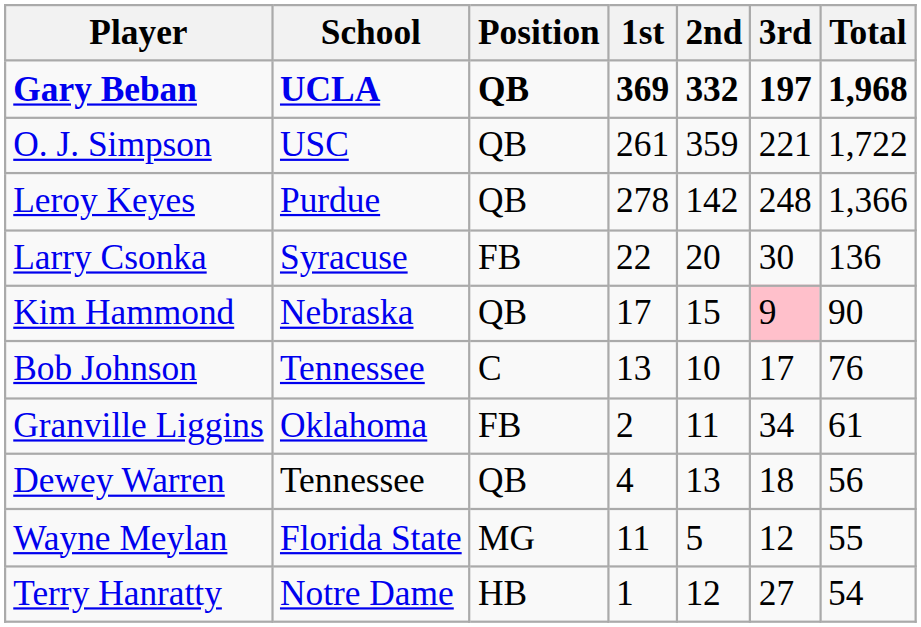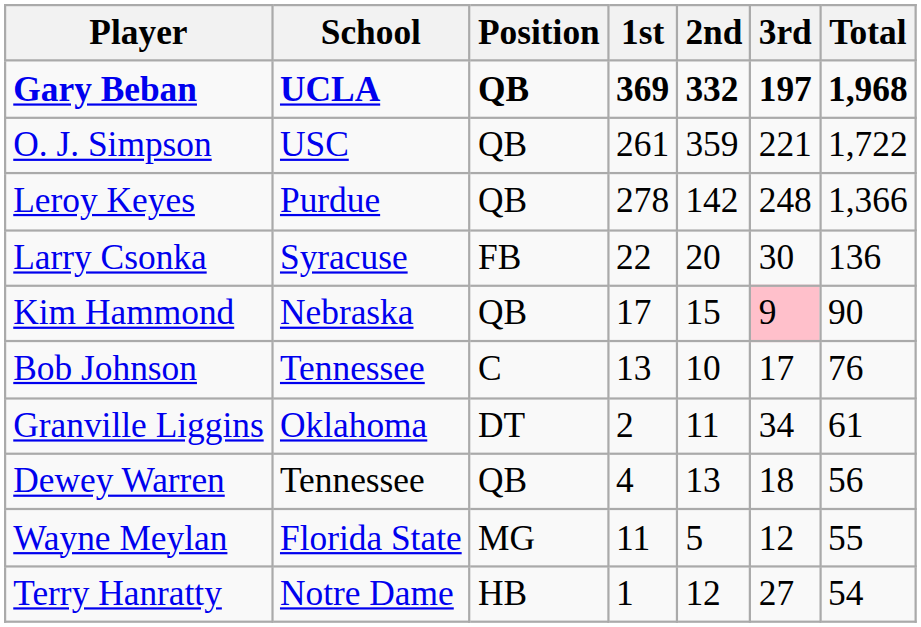(500, 425) FB -> (502, 425) DT
